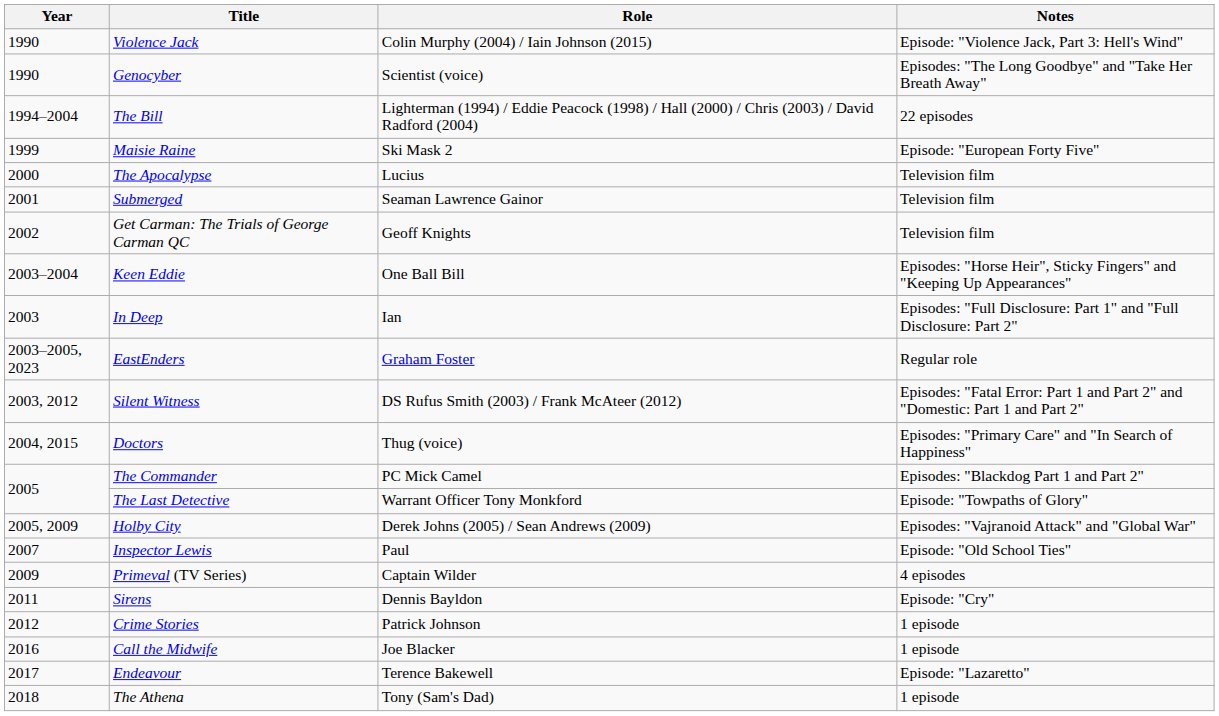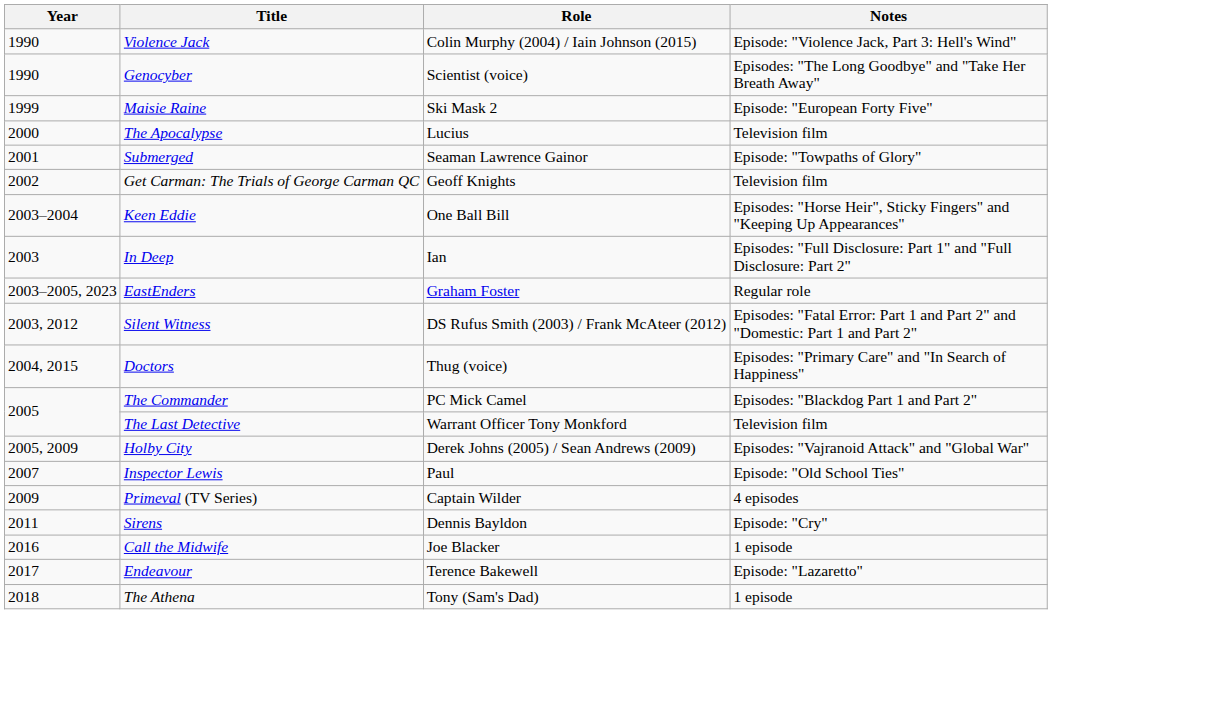- row: (138, 116)
(947, 199) Television film -> (827, 157) Episode: "Towpaths of Glory"
(994, 501) Episode: "Towpaths of Glory" -> (780, 424) Television film
- row: (156, 624)
